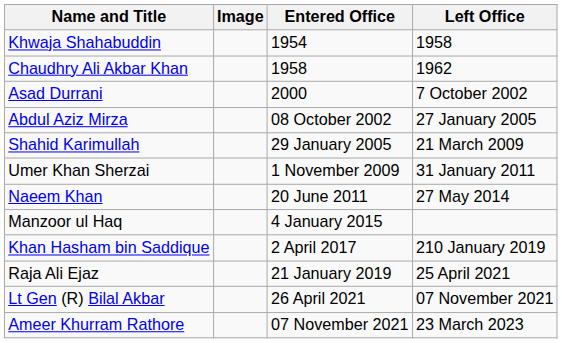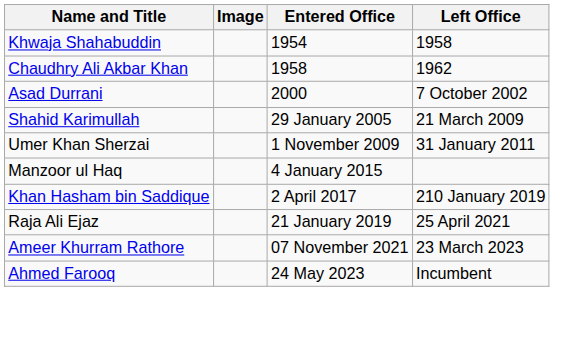- row: (68, 119)
- row: (55, 196)
- row: (86, 299)
+ row: (62, 273)
